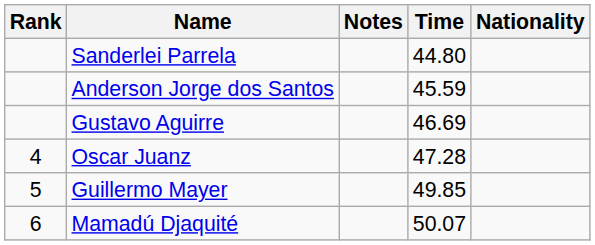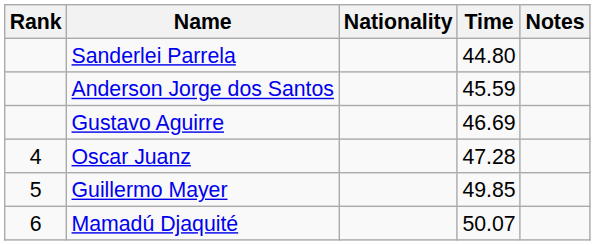columns swapped: (530, 22) <-> (373, 22)
